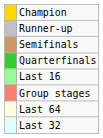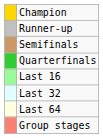rows swapped: (40, 125) <-> (55, 93)
